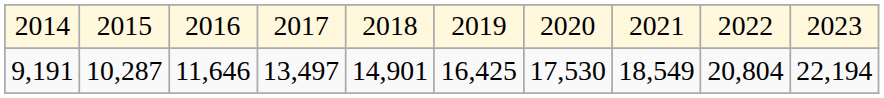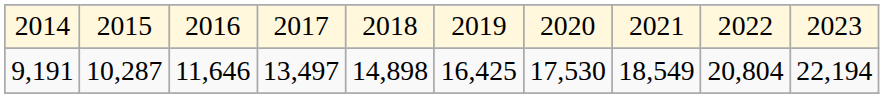(390, 70) 14,901 -> (390, 70) 14,898
